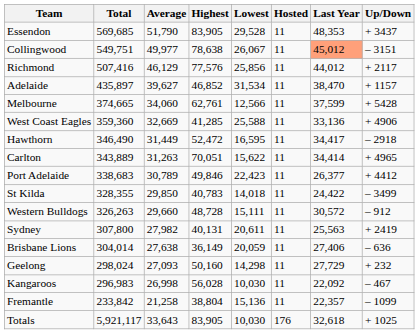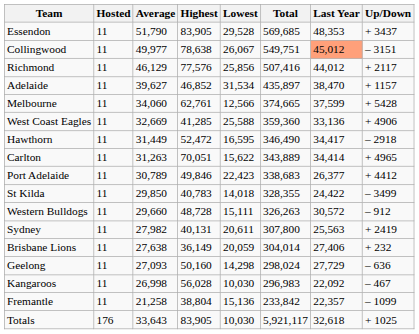columns swapped: (291, 13) <-> (119, 13)
(378, 247) – 636 -> (378, 247) + 232
(378, 265) + 232 -> (378, 265) – 636
